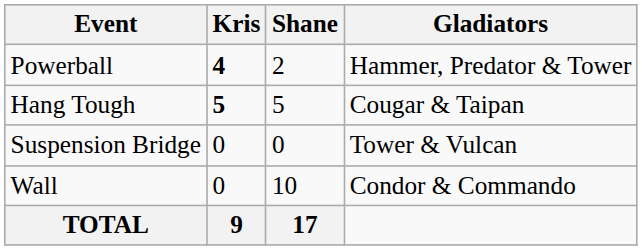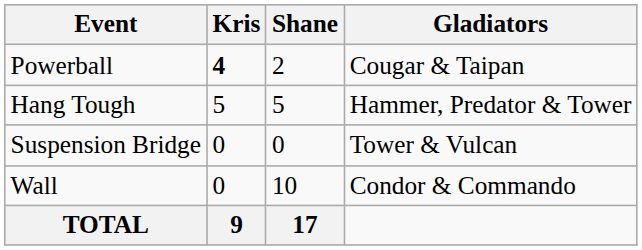(491, 64) Hammer, Predator & Tower -> (437, 64) Cougar & Taipan
(219, 104) bold -> (219, 104) normal
(437, 104) Cougar & Taipan -> (491, 104) Hammer, Predator & Tower
